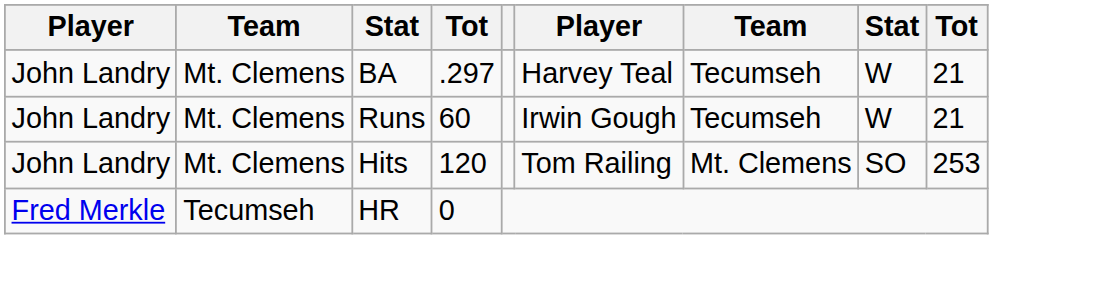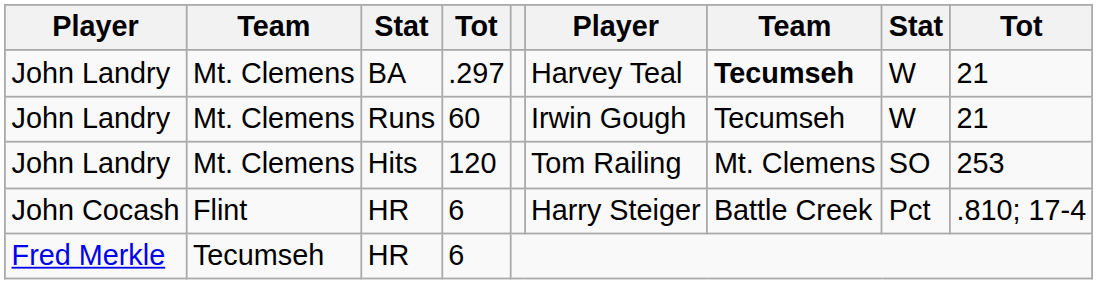(756, 73) normal -> (784, 73) bold
+ row: (96, 210)
(447, 210) 0 -> (456, 255) 6
